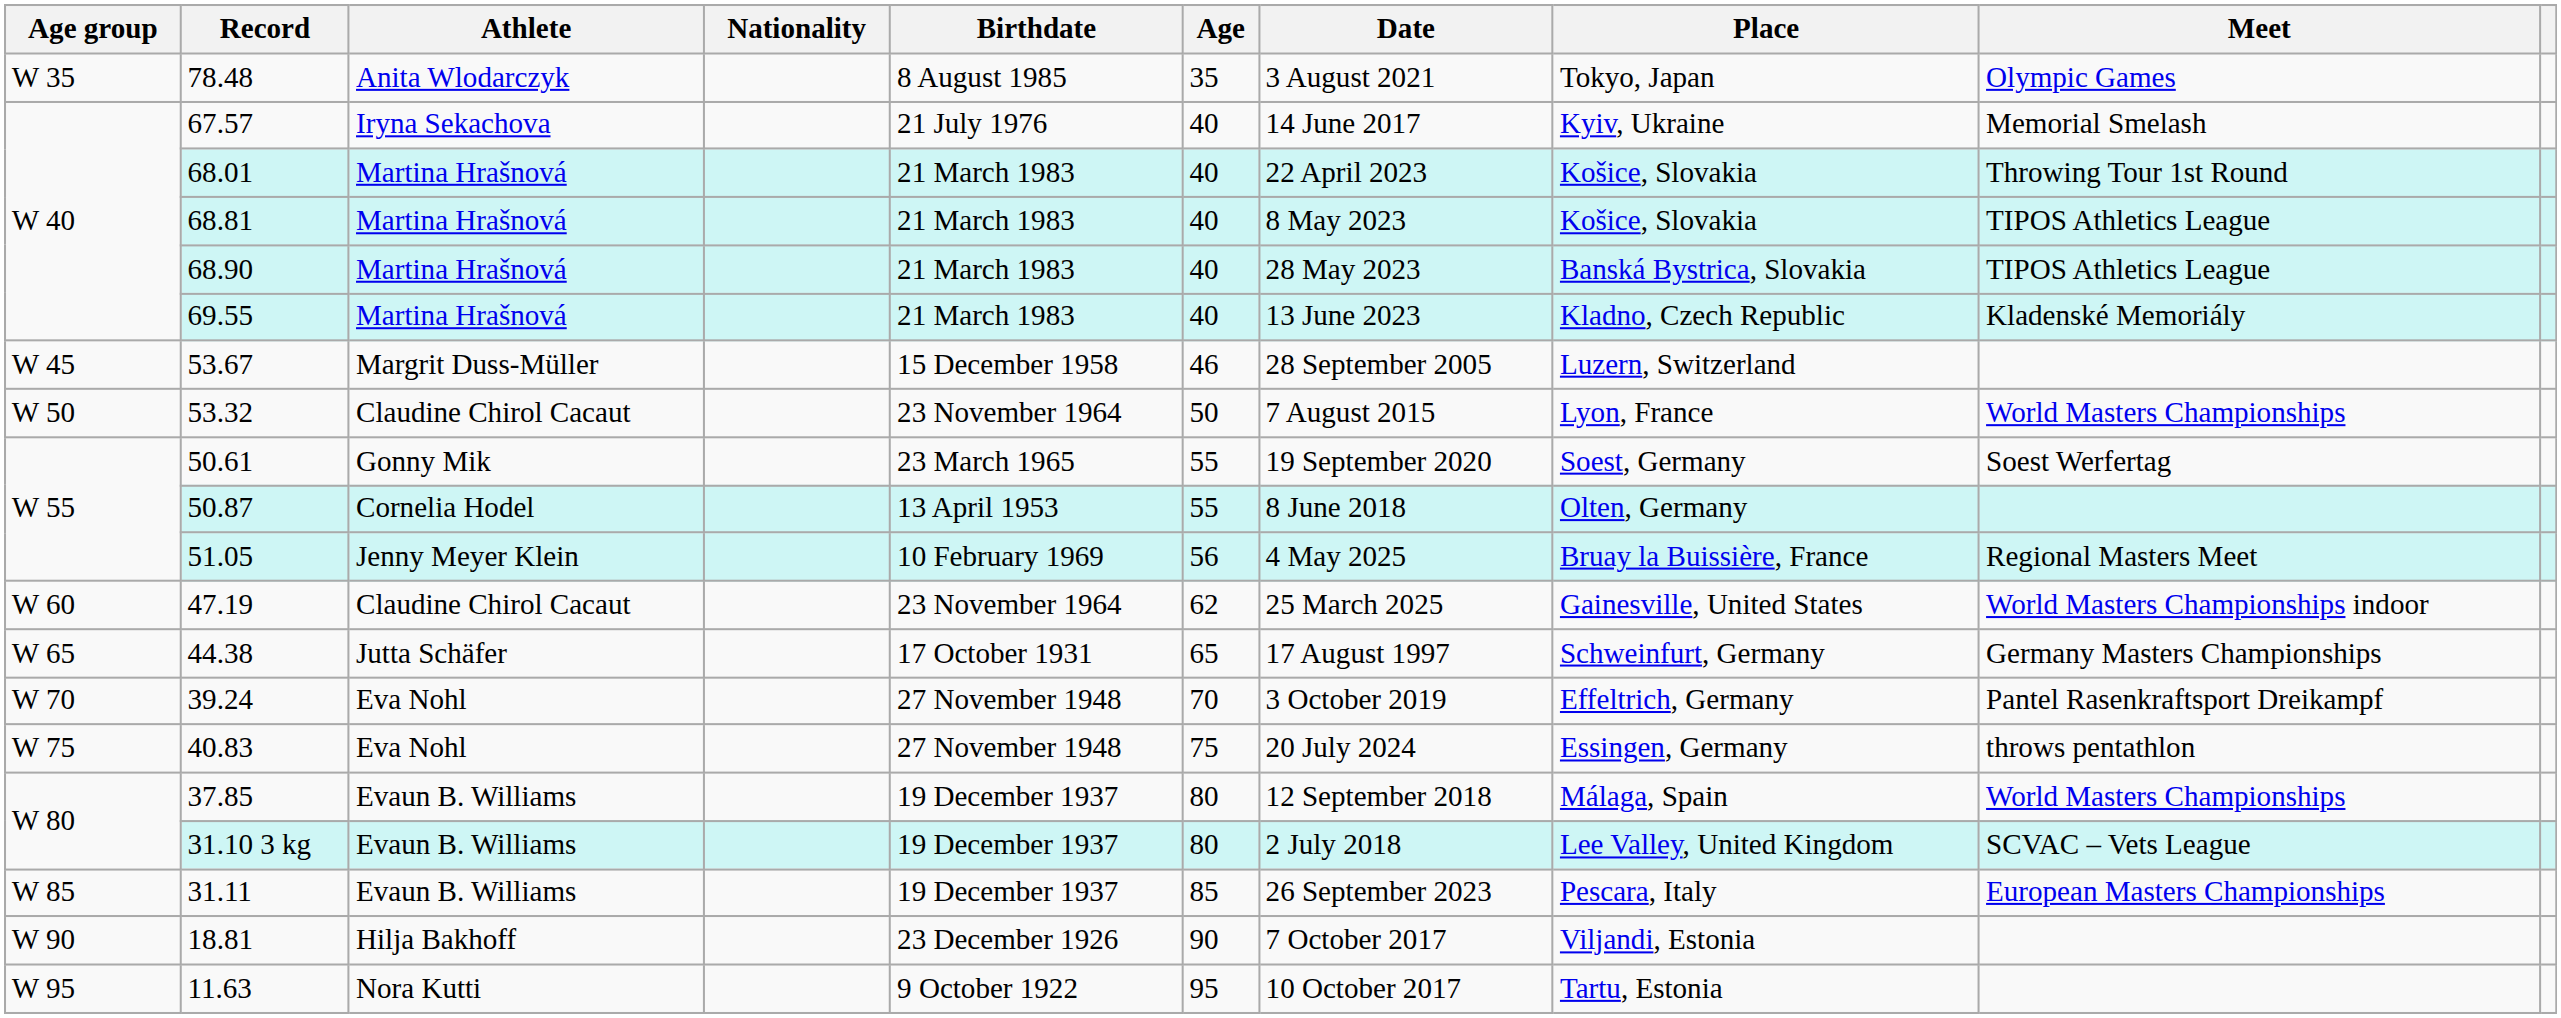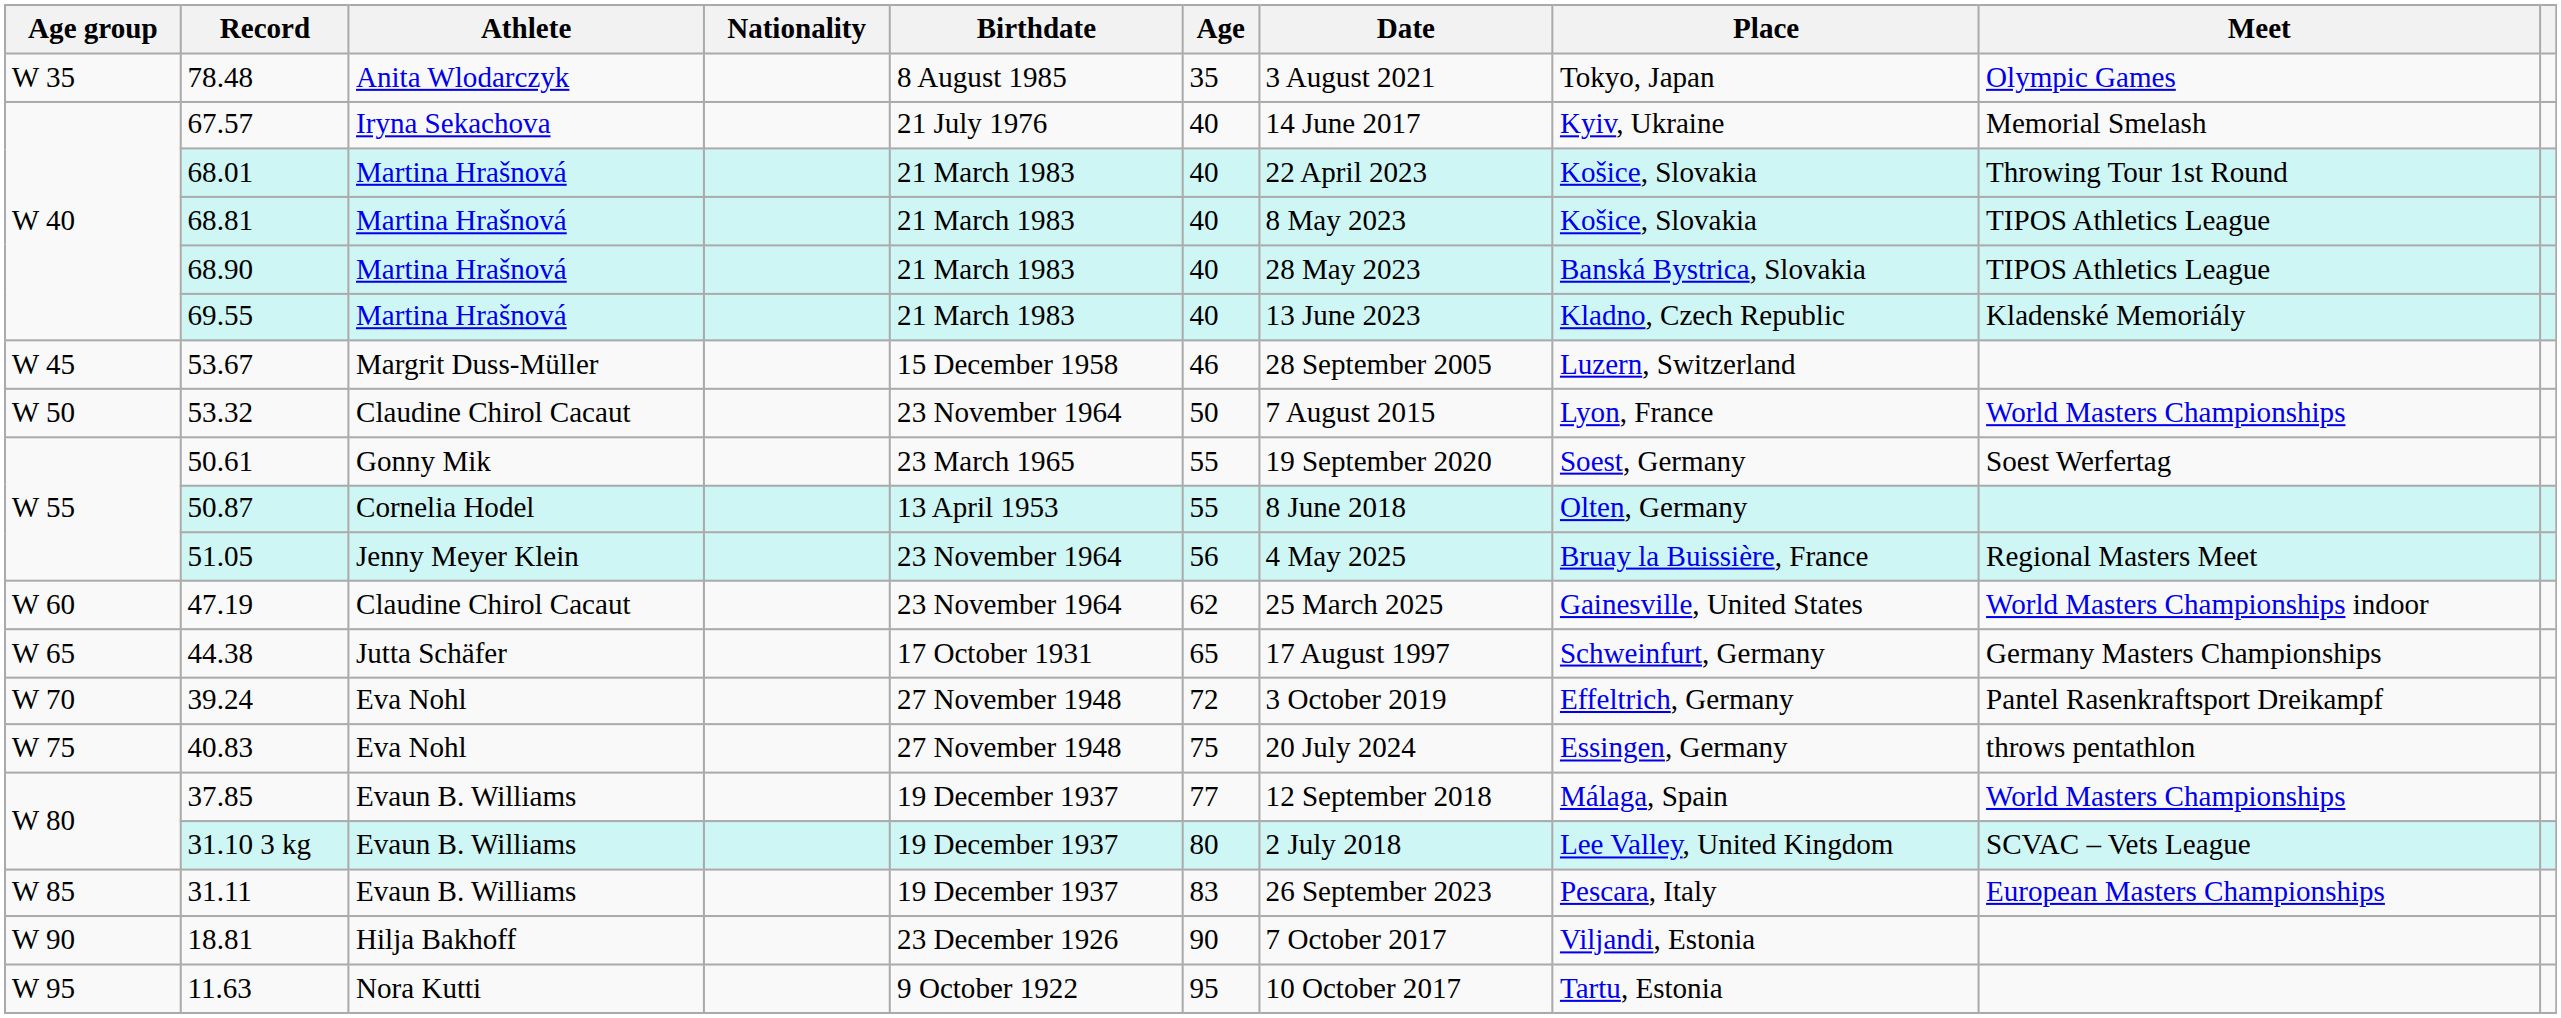(1000, 556) 10 February 1969 -> (1009, 556) 23 November 1964
(1204, 700) 70 -> (1204, 700) 72
(1204, 796) 80 -> (1204, 796) 77
(1204, 892) 85 -> (1204, 892) 83
